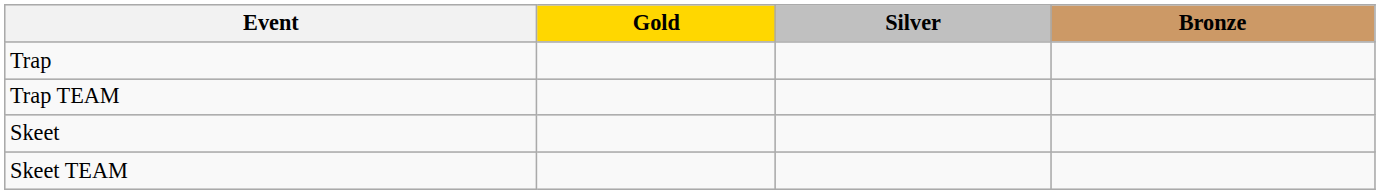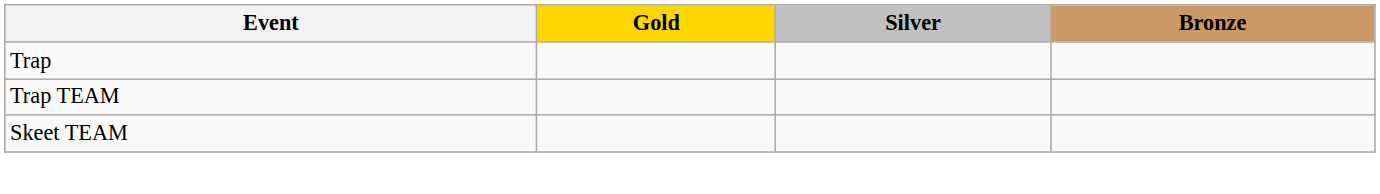- row: (35, 133)
